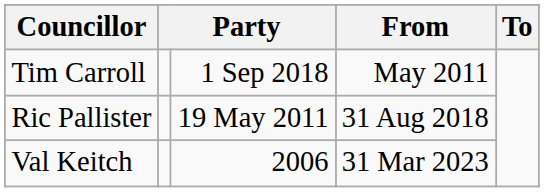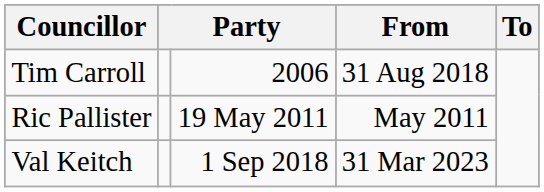(264, 72) 1 Sep 2018 -> (300, 72) 2006
(431, 72) May 2011 -> (415, 72) 31 Aug 2018
(415, 117) 31 Aug 2018 -> (431, 117) May 2011
(300, 162) 2006 -> (264, 162) 1 Sep 2018
